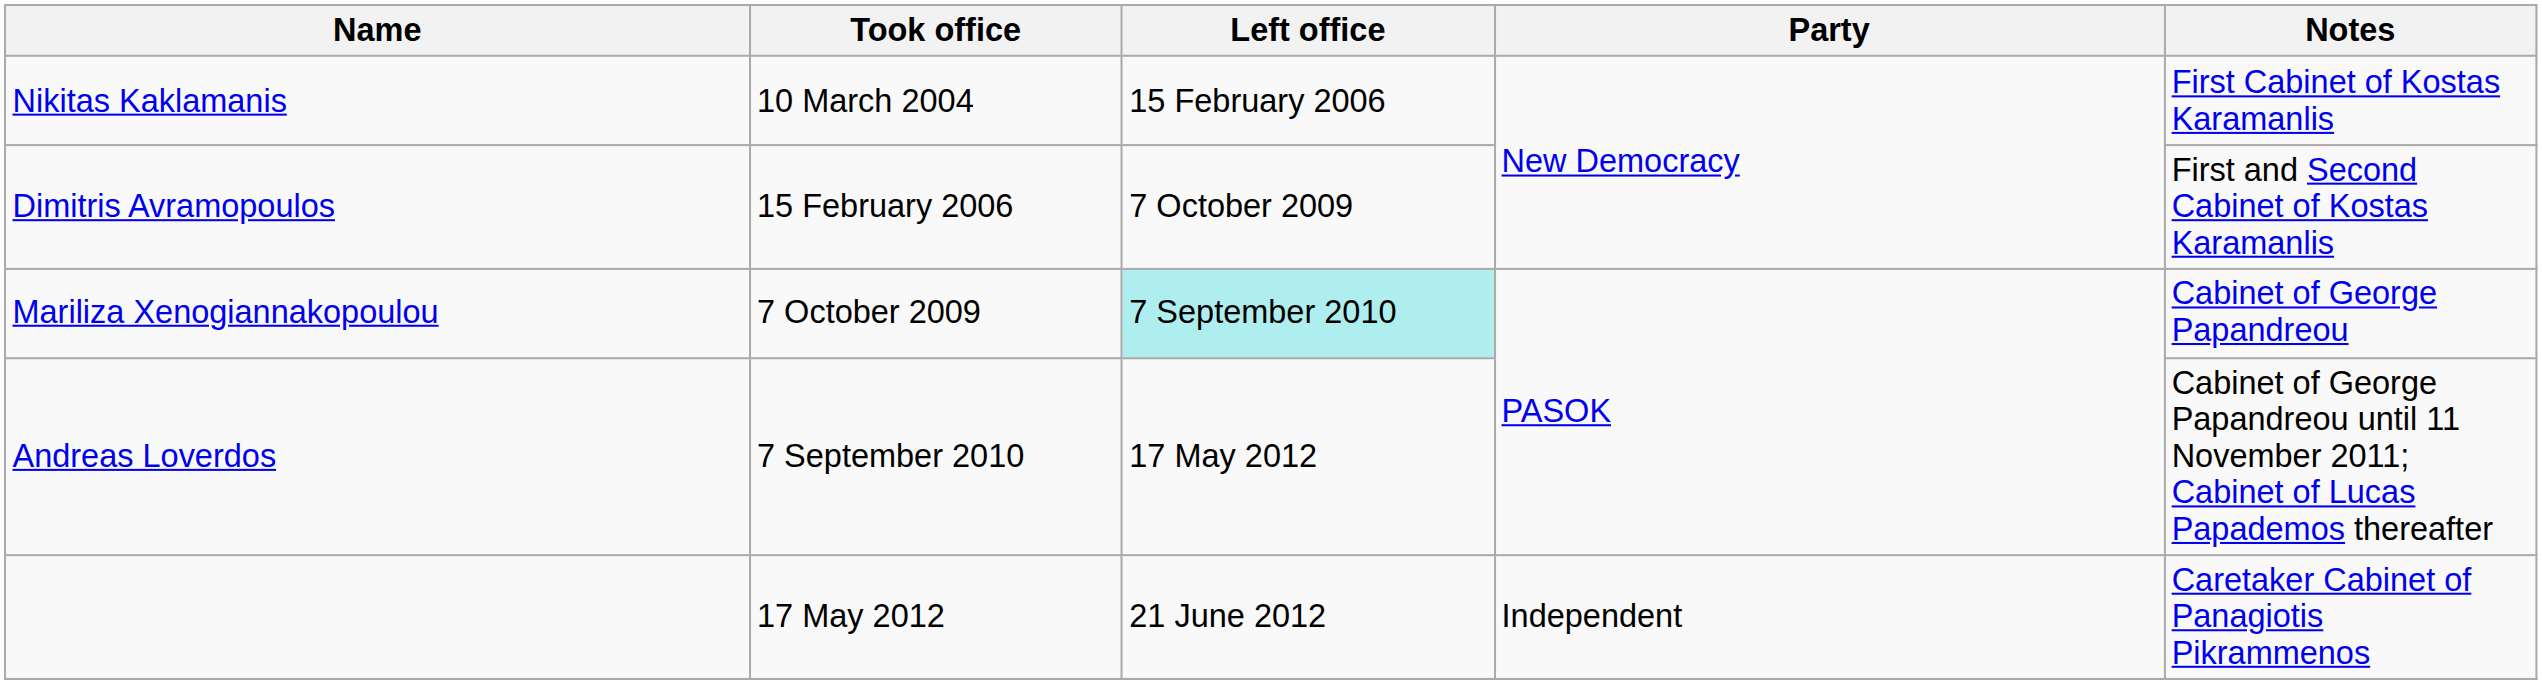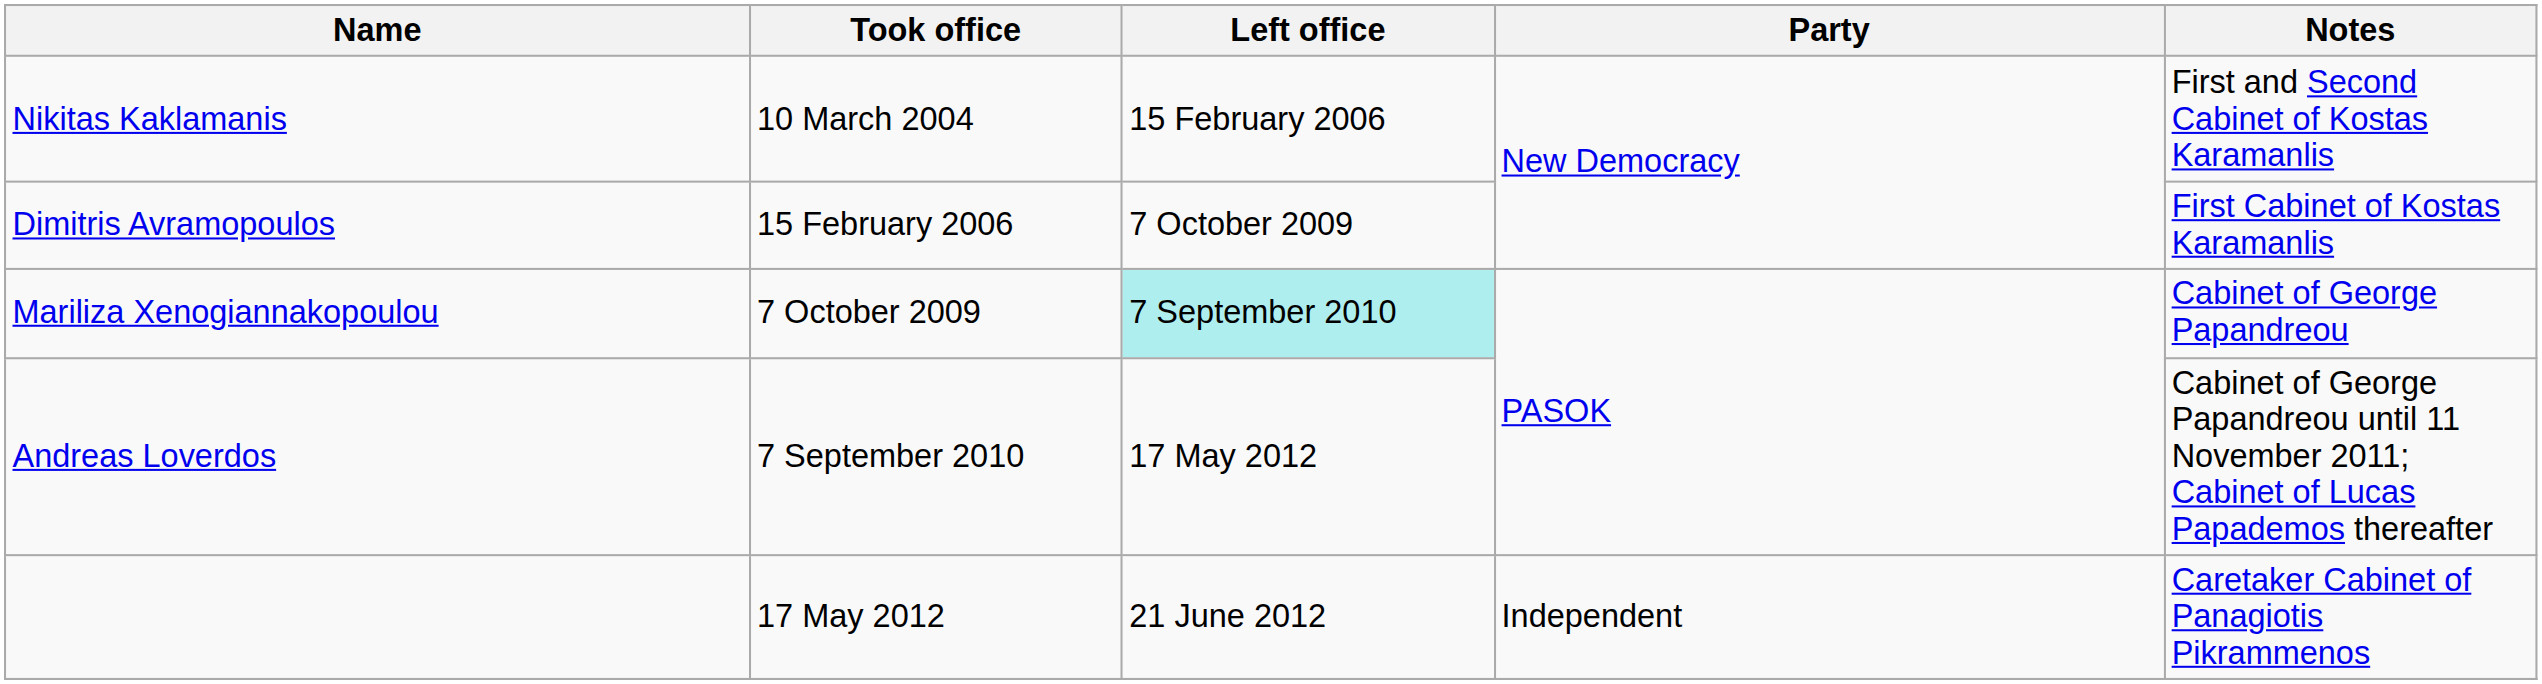(2336, 100) First Cabinet of Kostas Karamanlis -> (2300, 118) First and Second Cabinet of Kostas Karamanlis
(2300, 206) First and Second Cabinet of Kostas Karamanlis -> (2336, 224) First Cabinet of Kostas Karamanlis
